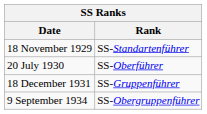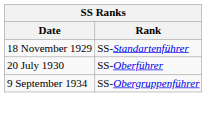- row: (49, 83)
